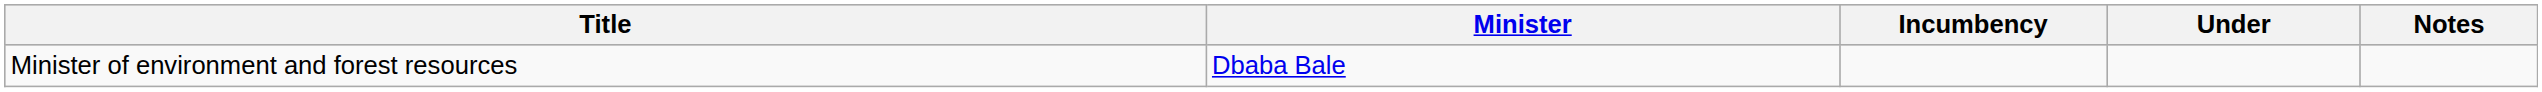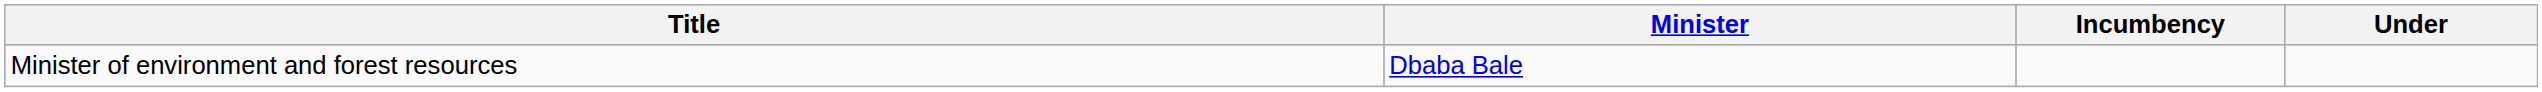- column: (2449, 24)
